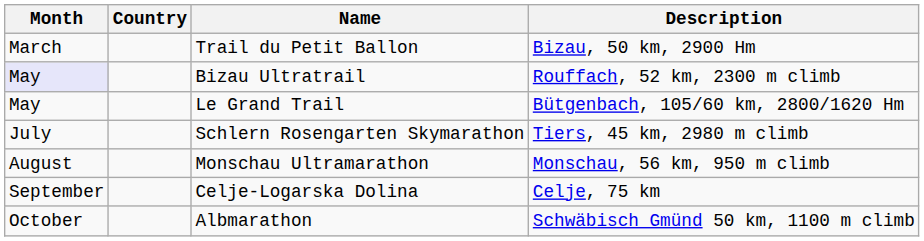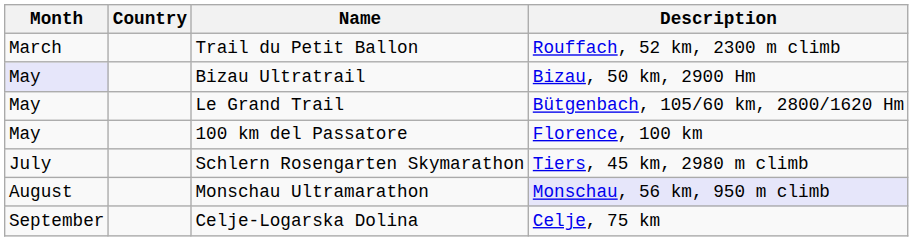(644, 48) Bizau, 50 km, 2900 Hm -> (687, 48) Rouffach, 52 km, 2300 m climb
(687, 77) Rouffach, 52 km, 2300 m climb -> (644, 77) Bizau, 50 km, 2900 Hm
+ row: (302, 134)
(681, 163) no background -> (681, 192) lavender background
- row: (254, 221)
